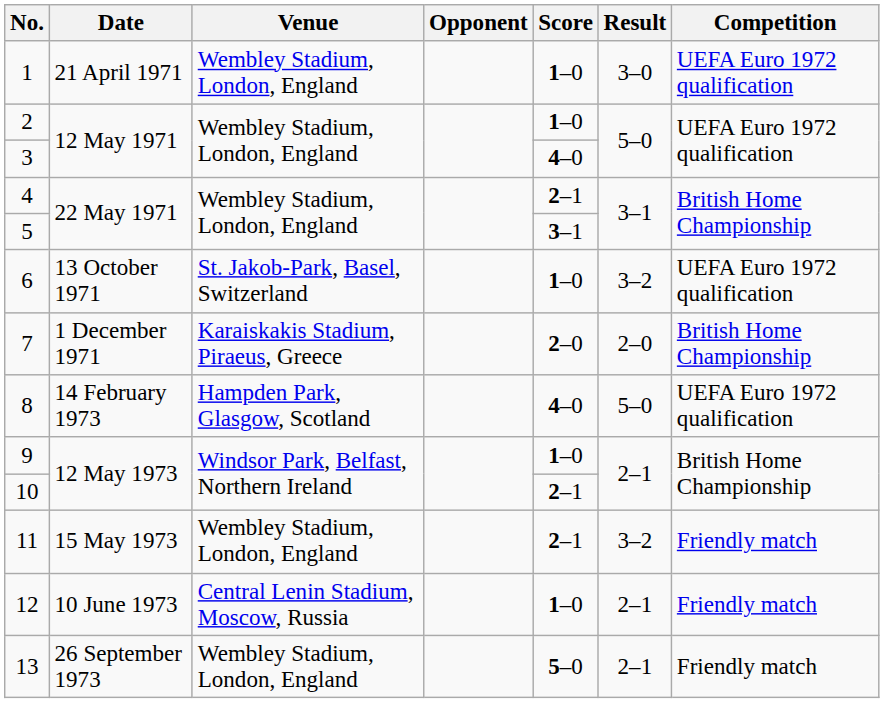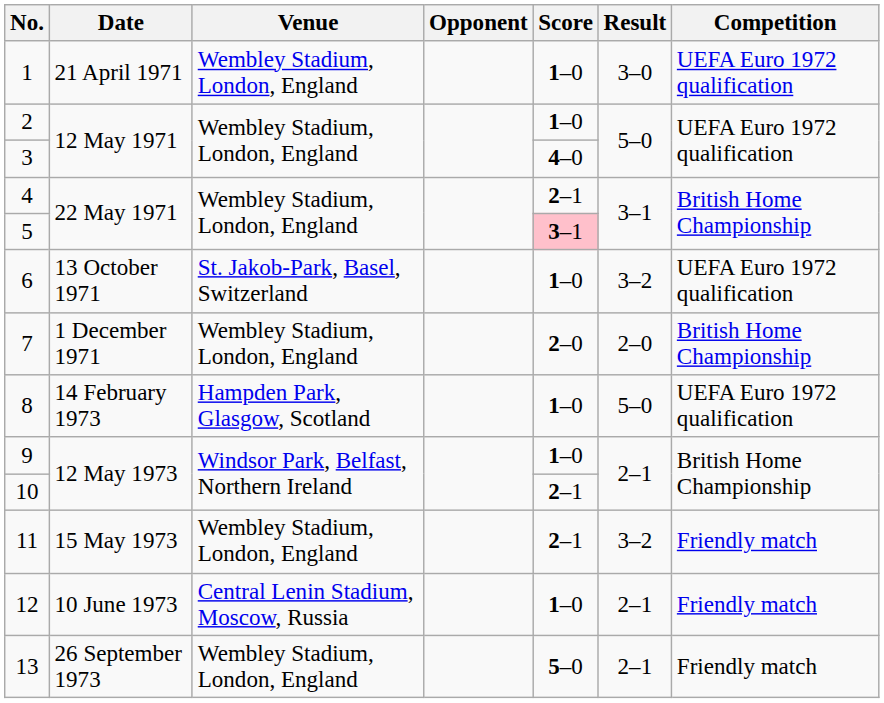(566, 231) no background -> (566, 231) pink background
(296, 343) Karaiskakis Stadium, Piraeus, Greece -> (286, 343) Wembley Stadium, London, England
(566, 405) 4–0 -> (566, 405) 1–0
